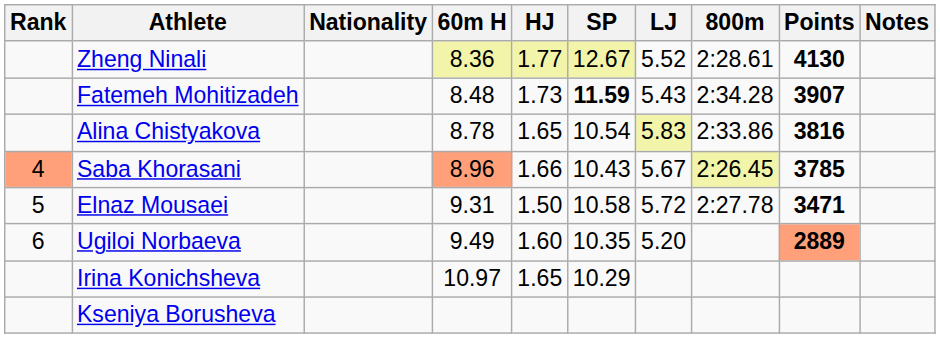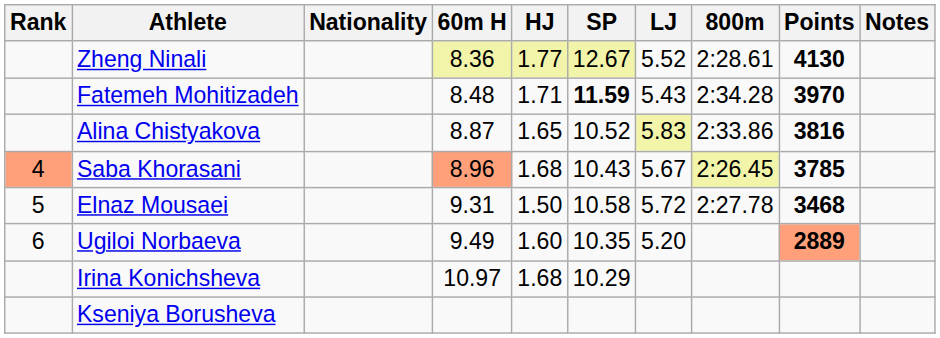(540, 95) 1.73 -> (540, 95) 1.71
(819, 95) 3907 -> (819, 95) 3970
(472, 132) 8.78 -> (472, 132) 8.87
(602, 132) 10.54 -> (602, 132) 10.52
(540, 168) 1.66 -> (540, 168) 1.68
(819, 205) 3471 -> (819, 205) 3468
(540, 278) 1.65 -> (540, 278) 1.68
